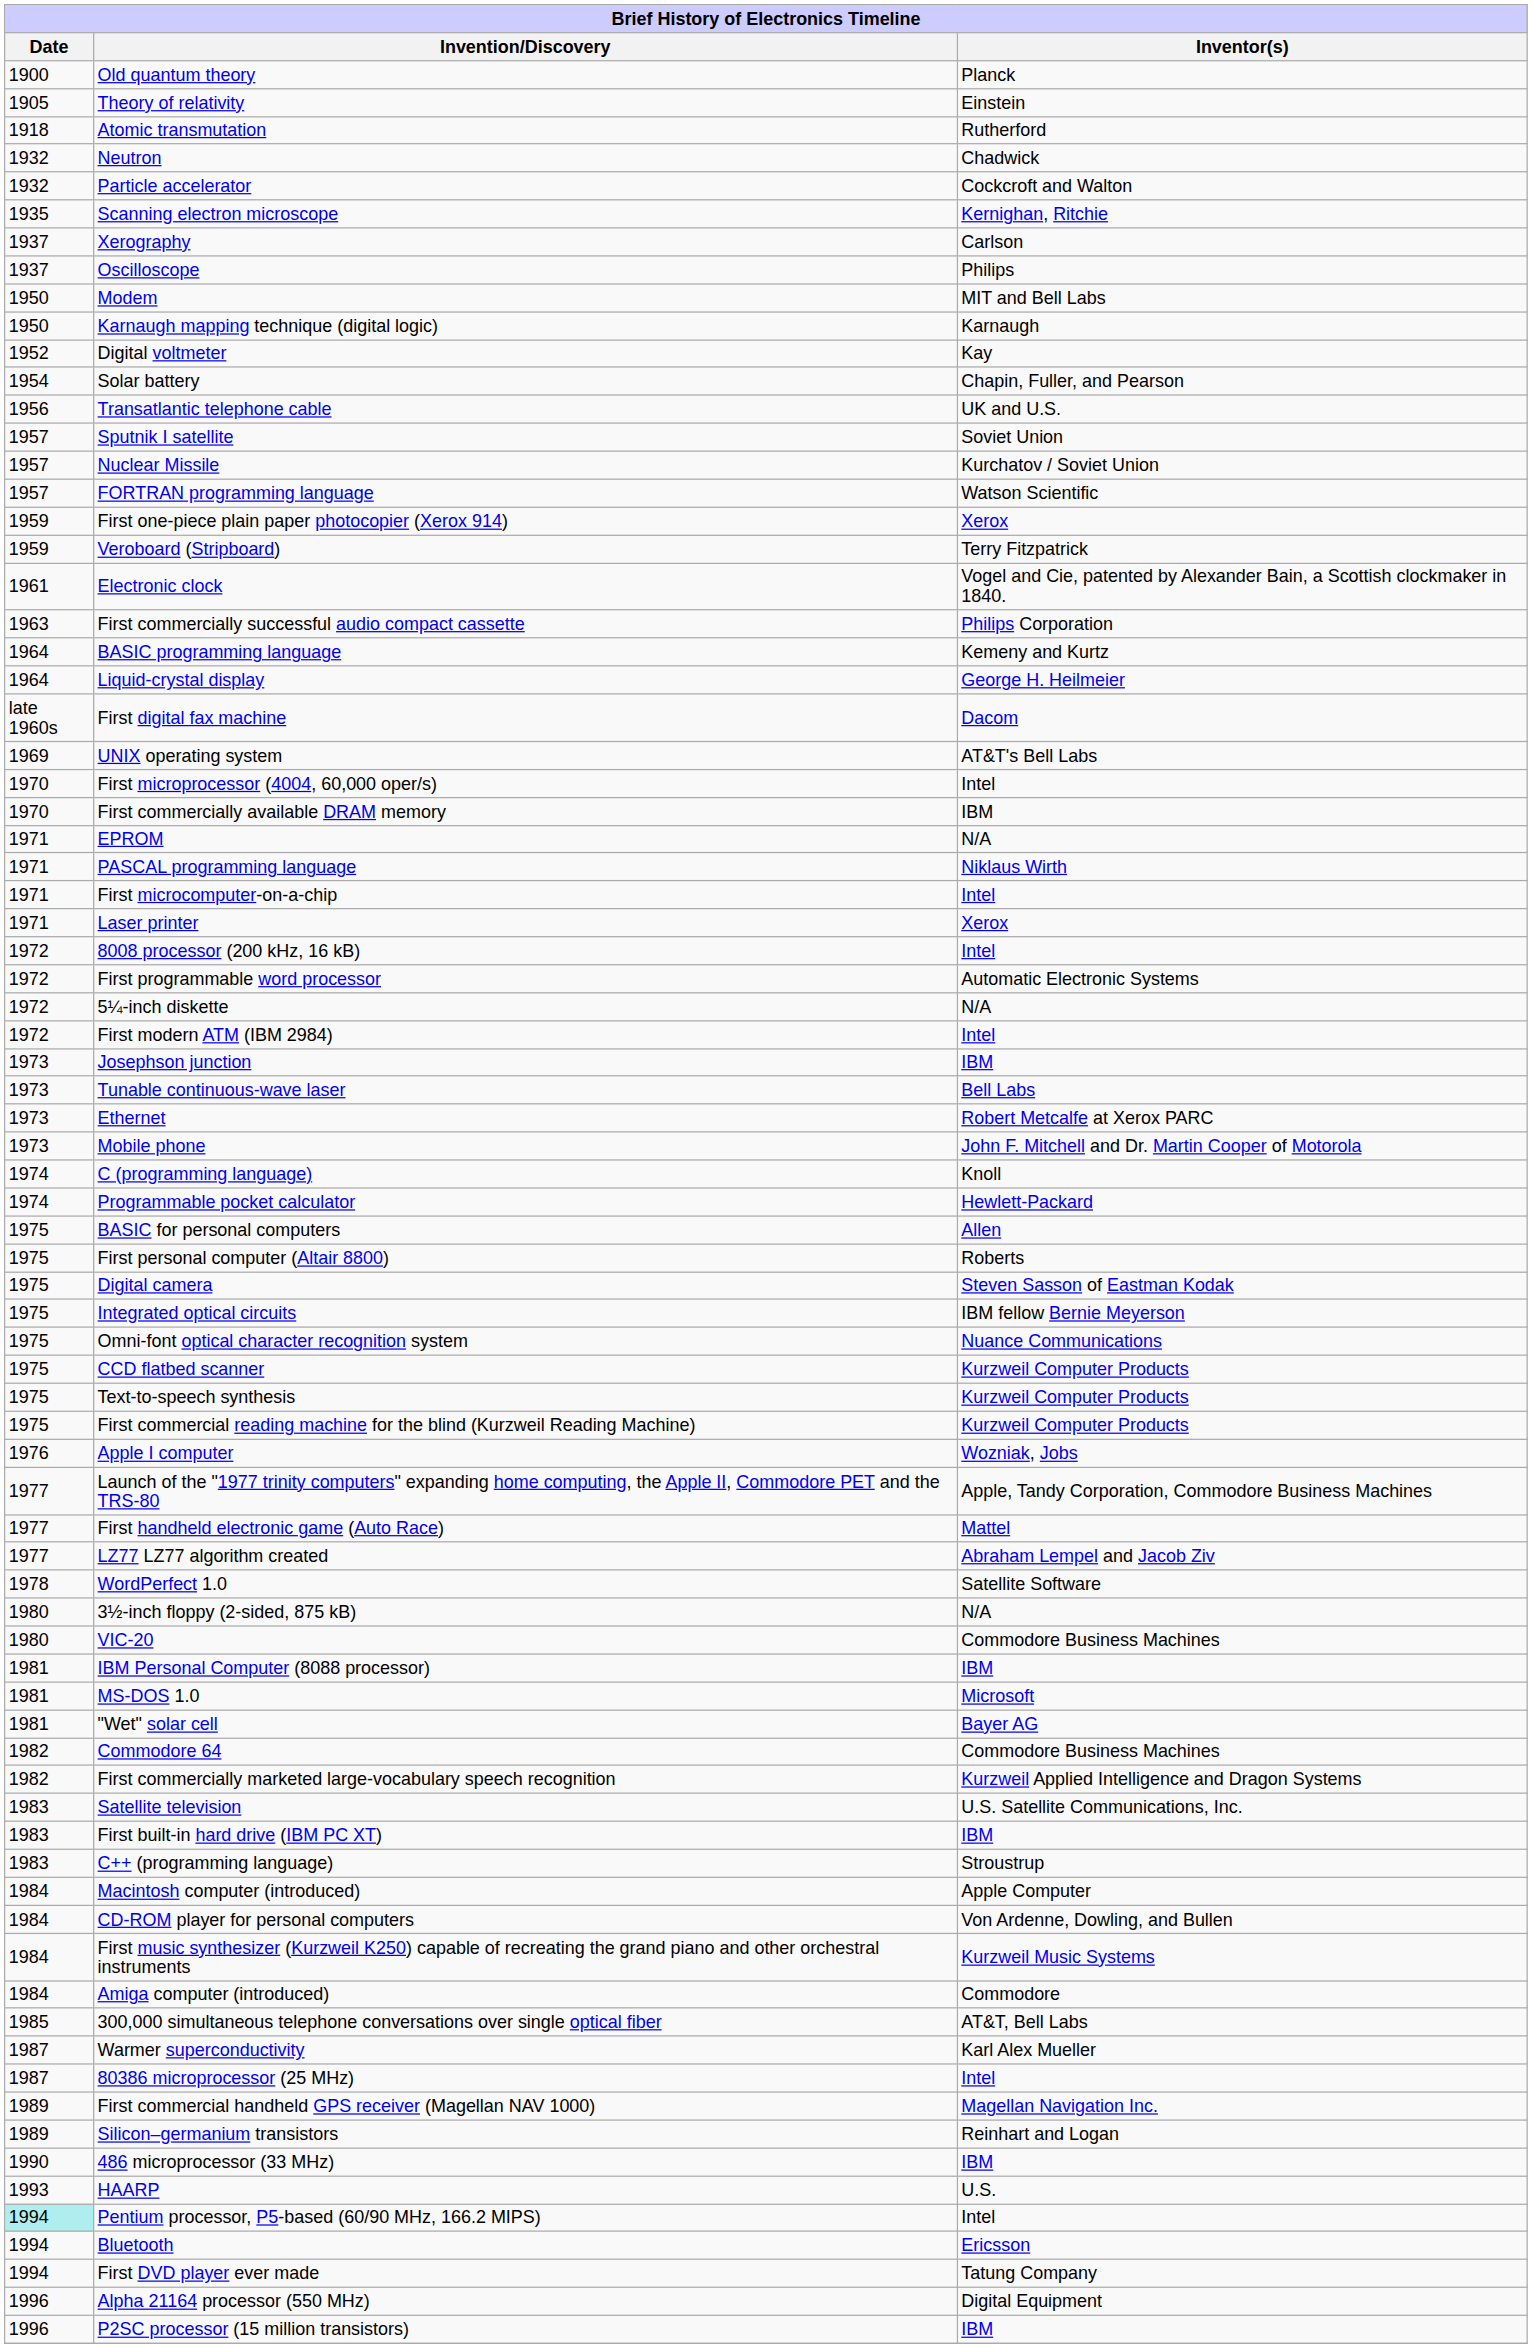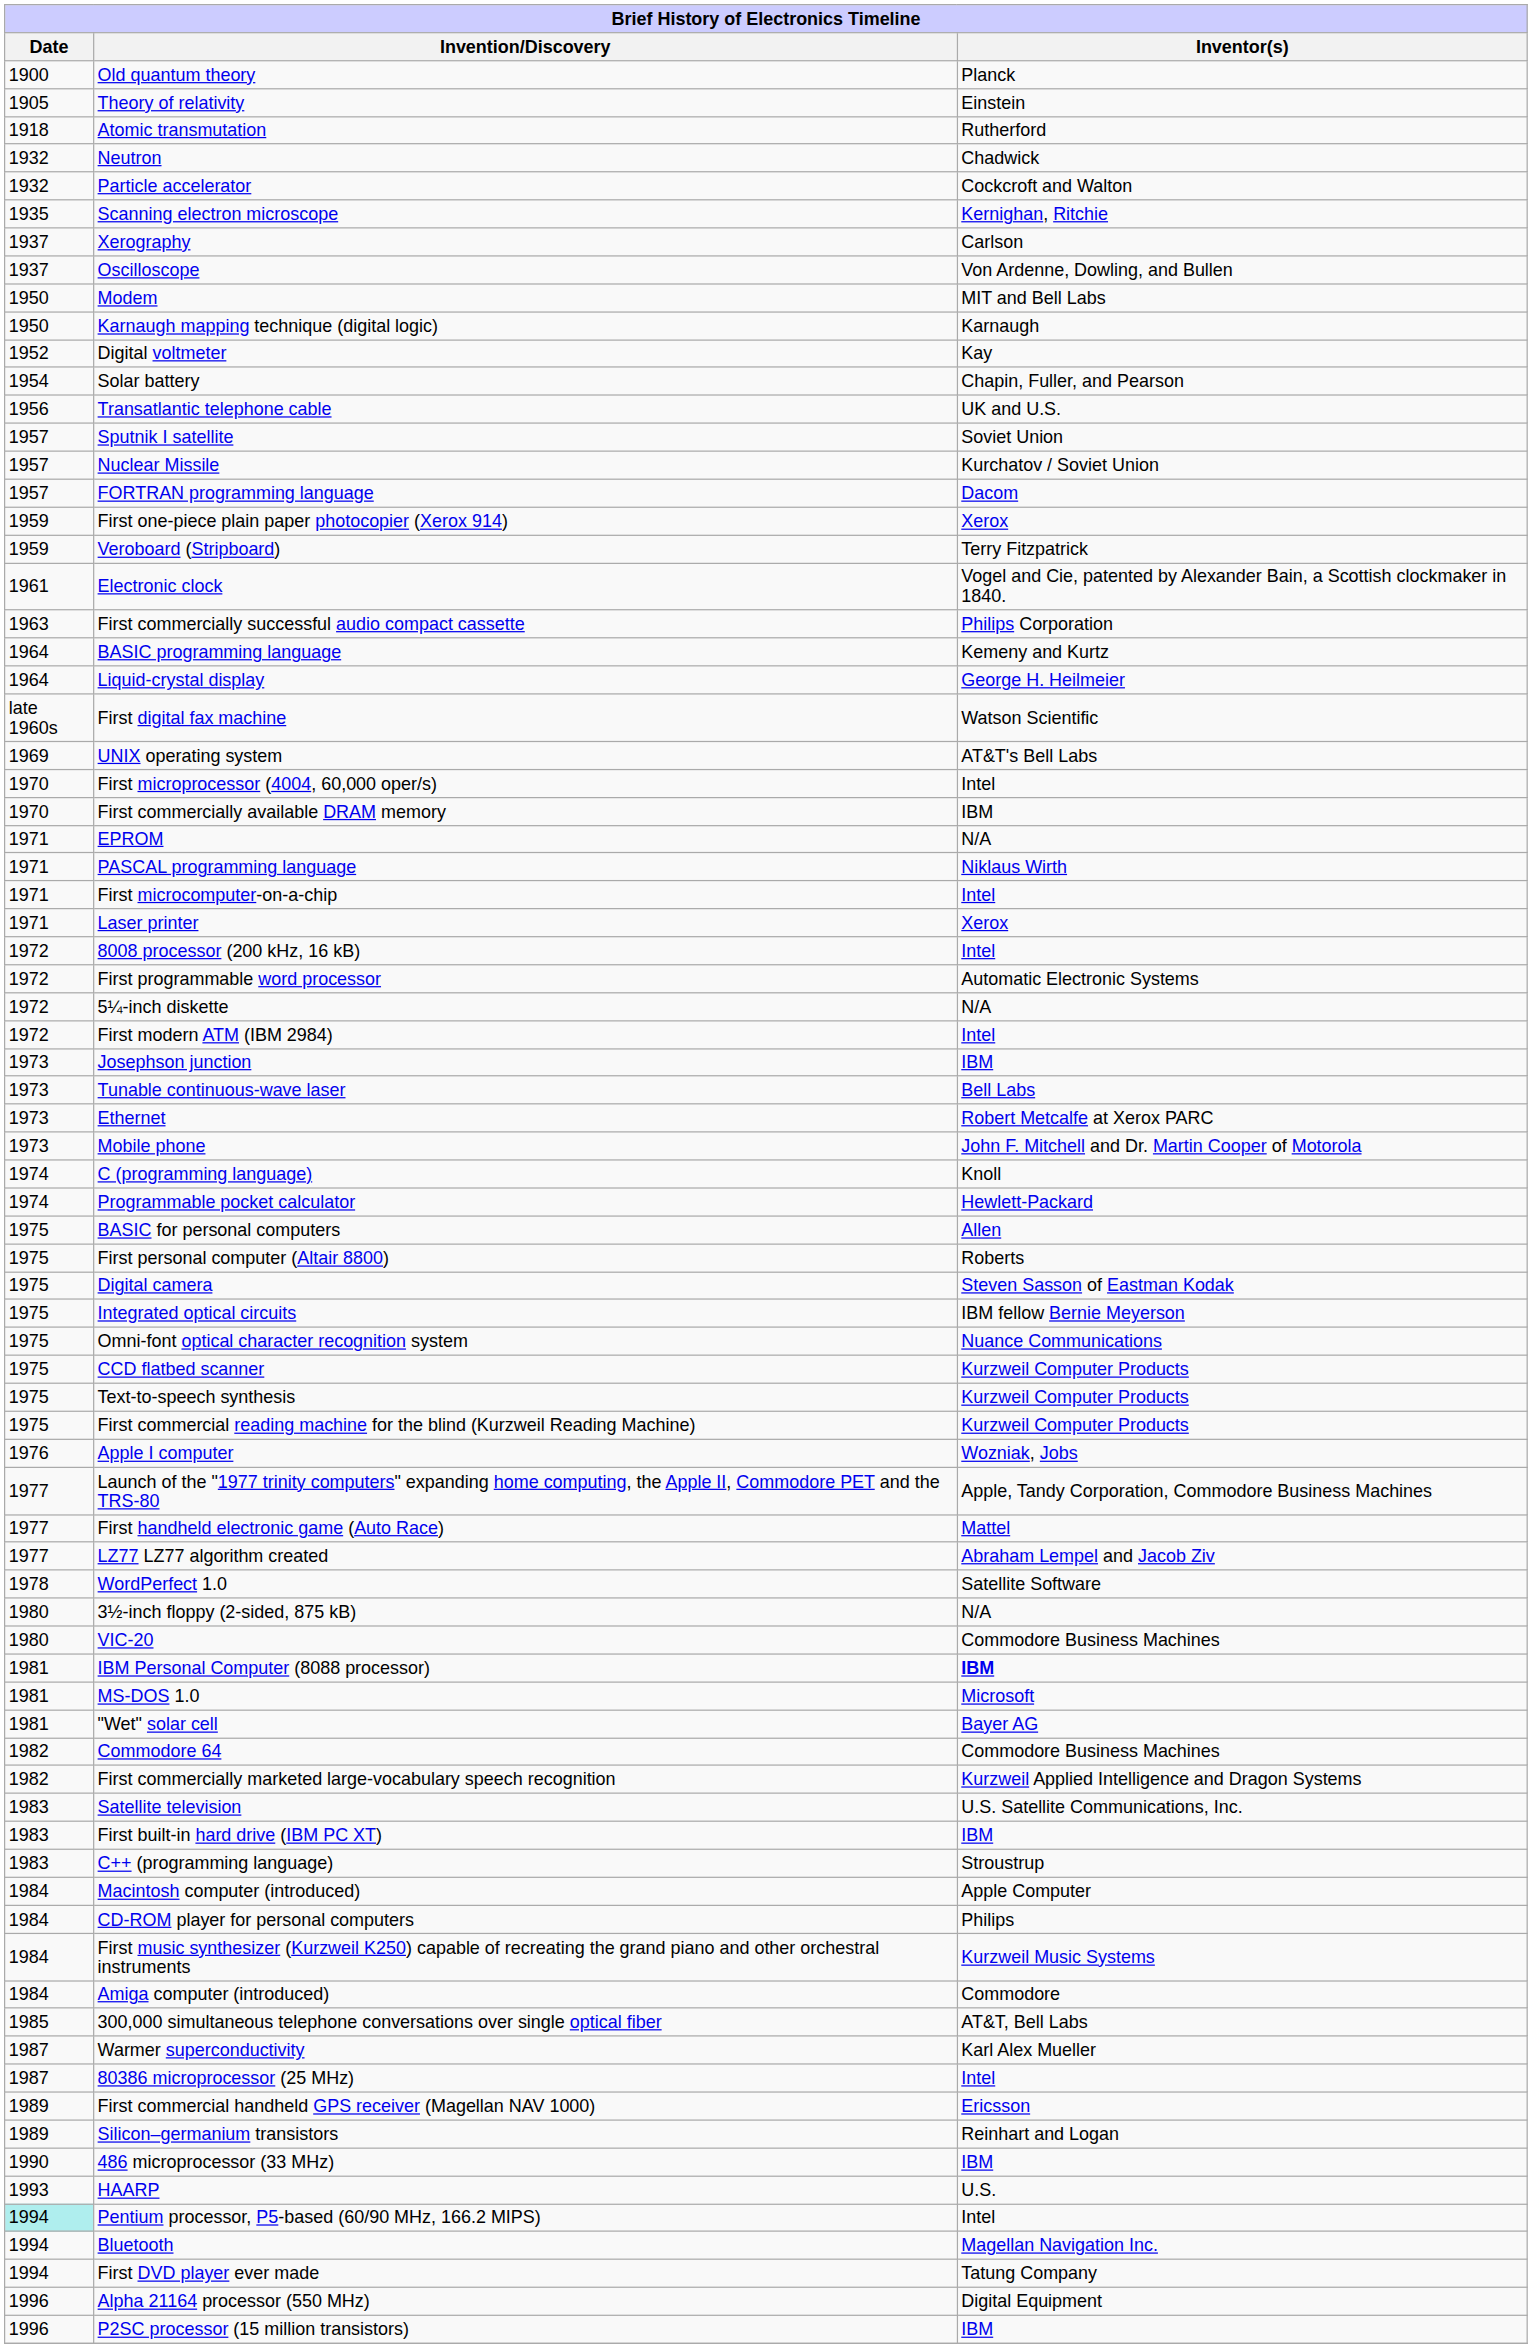(988, 269) Philips -> (1097, 269) Von Ardenne, Dowling, and Bullen
(1030, 493) Watson Scientific -> (990, 493) Dacom
(990, 717) Dacom -> (1030, 717) Watson Scientific
(977, 1668) normal -> (978, 1668) bold
(1097, 1919) Von Ardenne, Dowling, and Bullen -> (988, 1919) Philips
(1060, 2106) Magellan Navigation Inc. -> (996, 2106) Ericsson
(996, 2245) Ericsson -> (1060, 2245) Magellan Navigation Inc.
